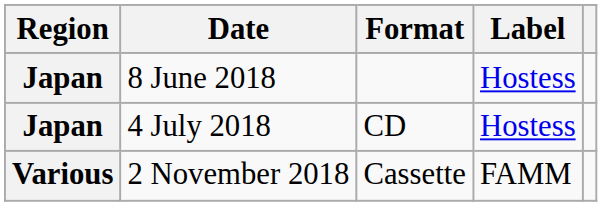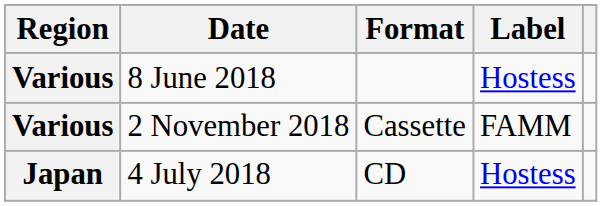(63, 77) Japan -> (63, 77) Various
rows swapped: (199, 126) <-> (238, 175)
